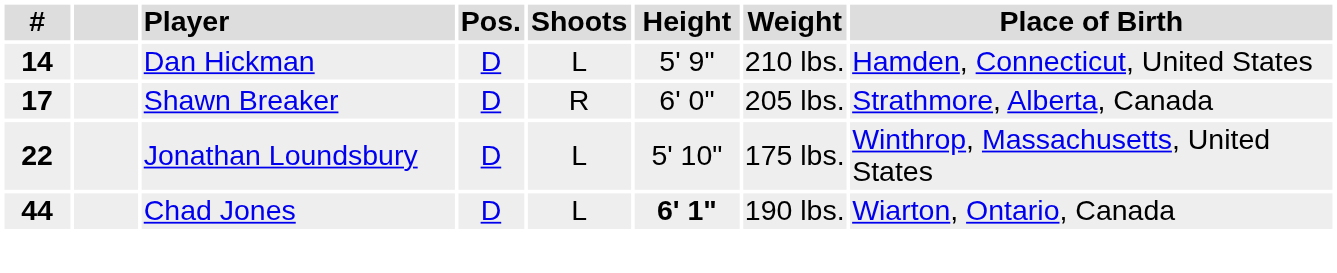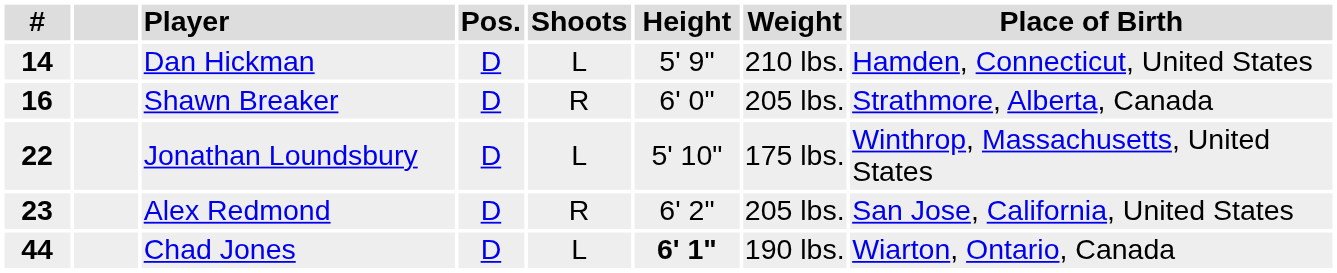(37, 100) 17 -> (37, 100) 16
+ row: (237, 210)
